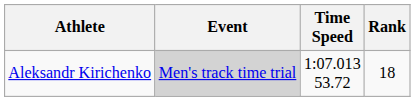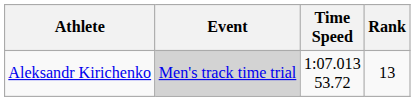(387, 73) 18 -> (387, 73) 13
